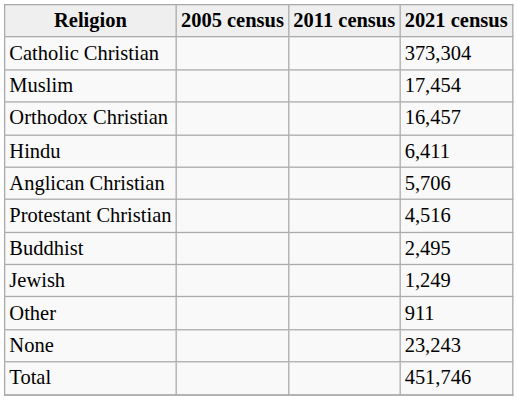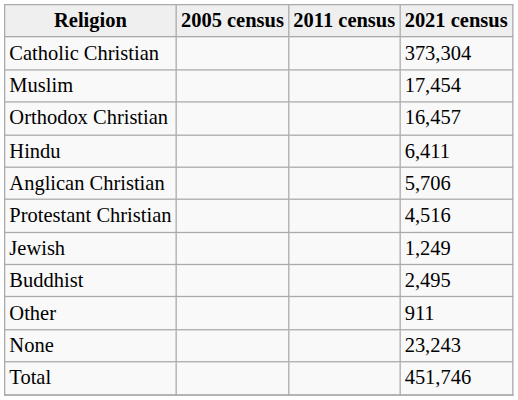rows swapped: (46, 248) <-> (37, 280)
